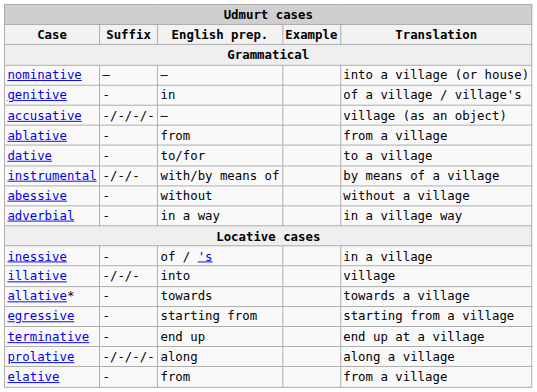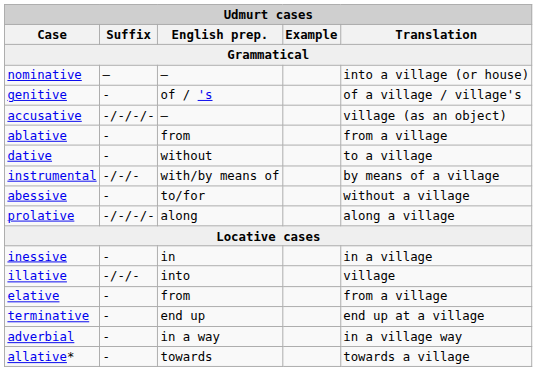(168, 95) in -> (186, 95) of / 's
(183, 155) to/for -> (186, 155) without
(186, 196) without -> (183, 196) to/for
rows swapped: (41, 216) <-> (41, 357)
(186, 256) of / 's -> (168, 256) in
rows swapped: (33, 377) <-> (41, 296)
- row: (41, 316)
